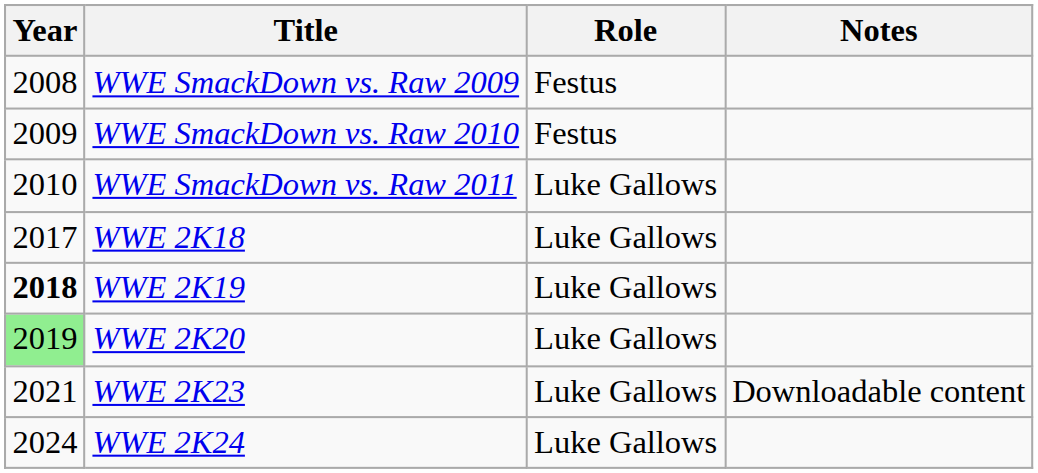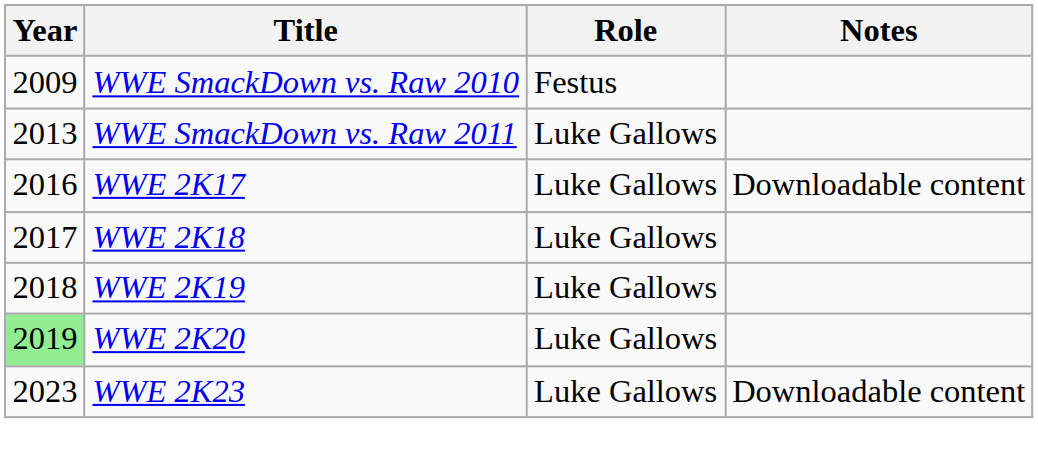- row: (306, 81)
(45, 184) 2010 -> (45, 133) 2013
+ row: (169, 184)
(45, 287) bold -> (45, 287) normal
(45, 390) 2021 -> (45, 390) 2023
- row: (169, 442)
